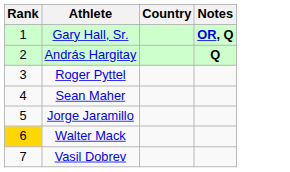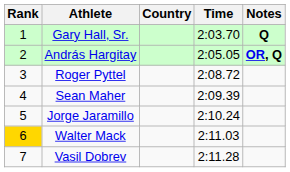+ column: (219, 14)
(215, 34) OR, Q -> (264, 34) Q
(215, 55) Q -> (264, 55) OR, Q
